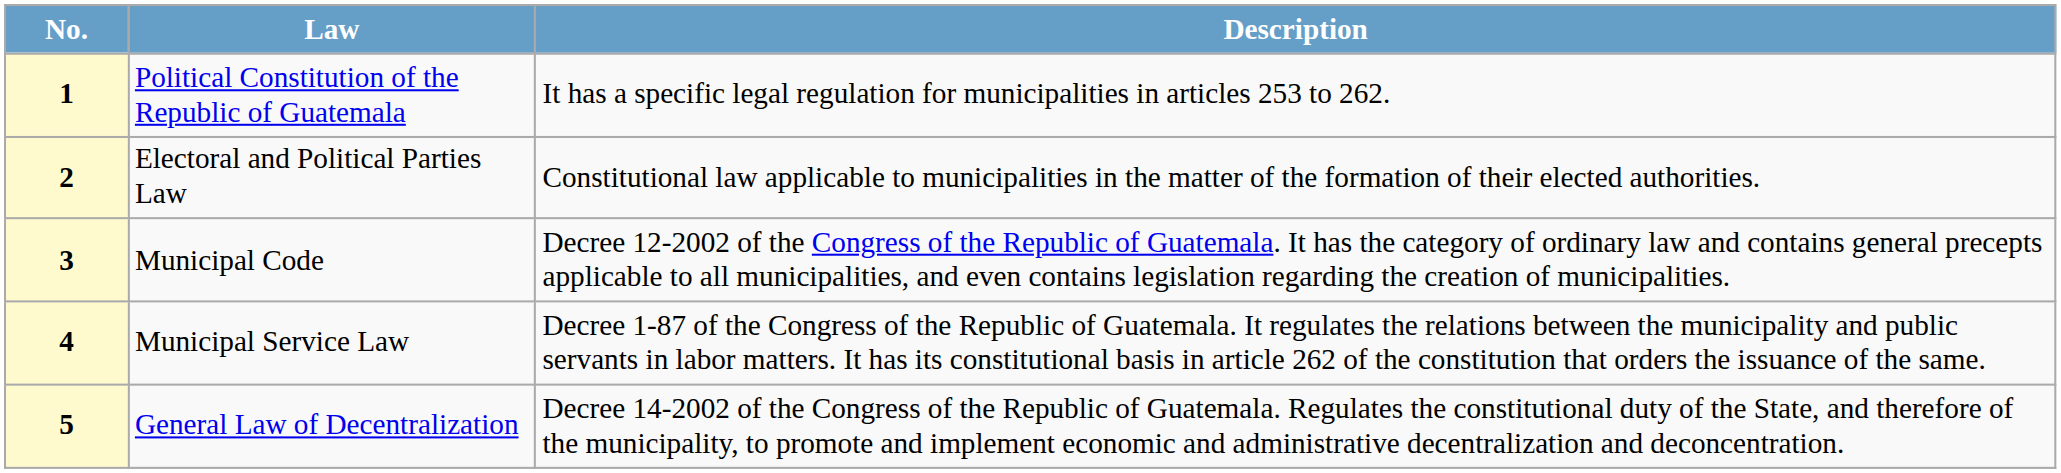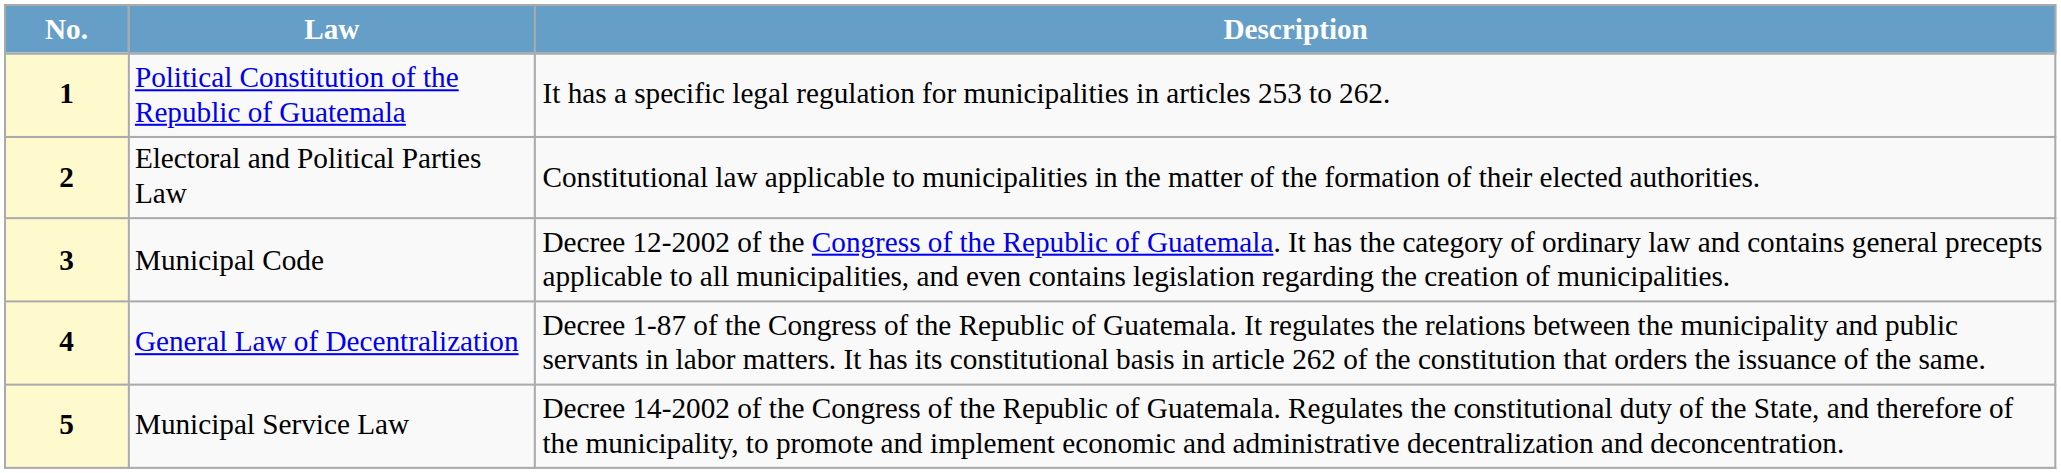(272, 342) Municipal Service Law -> (327, 342) General Law of Decentralization
(327, 425) General Law of Decentralization -> (272, 425) Municipal Service Law
